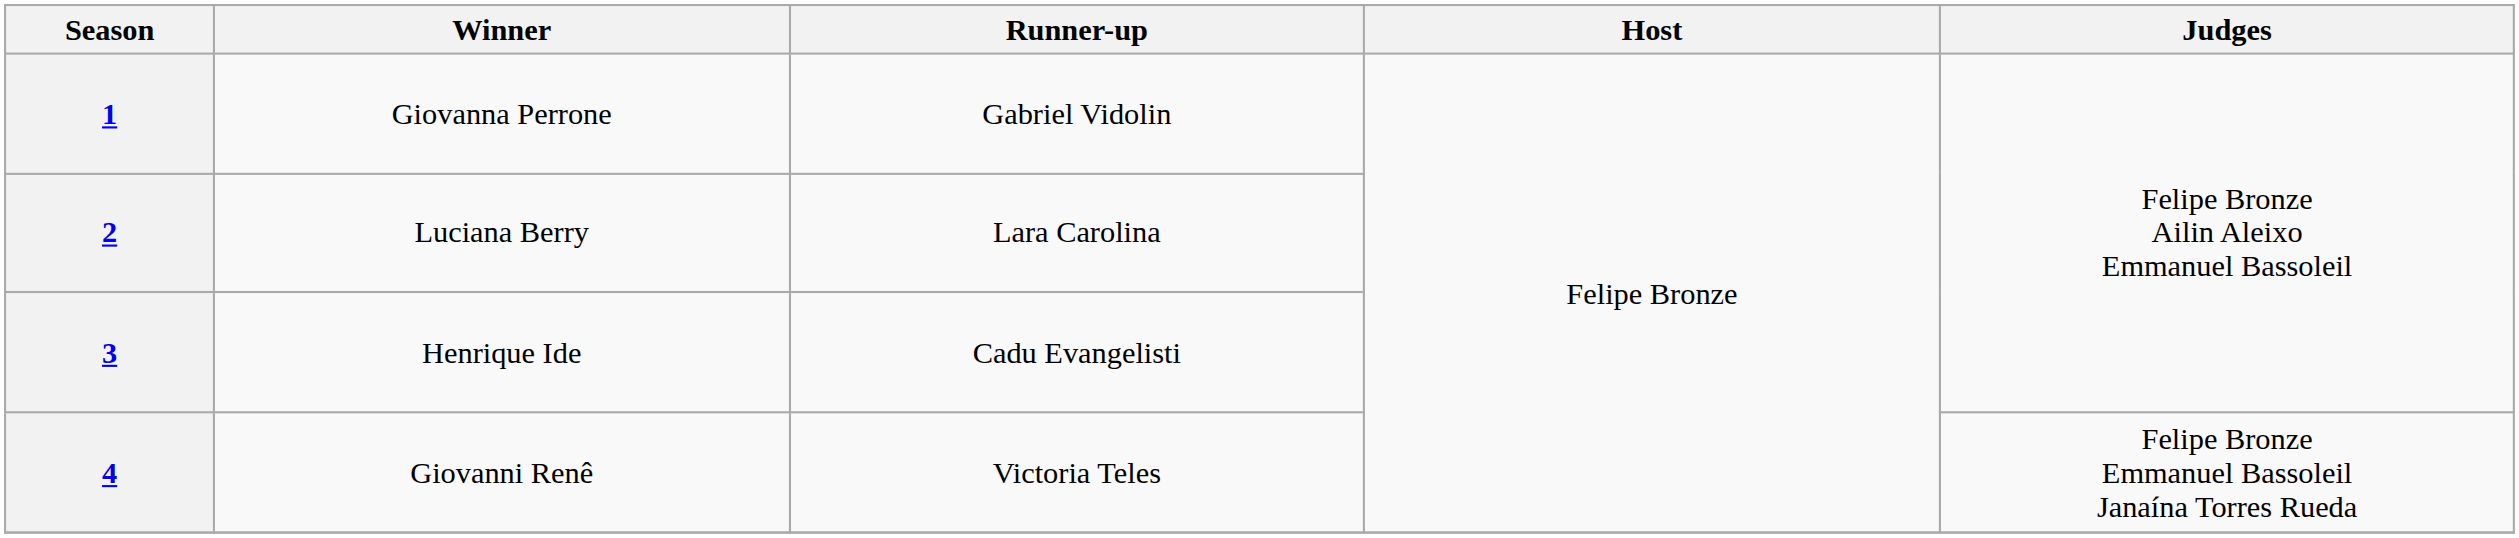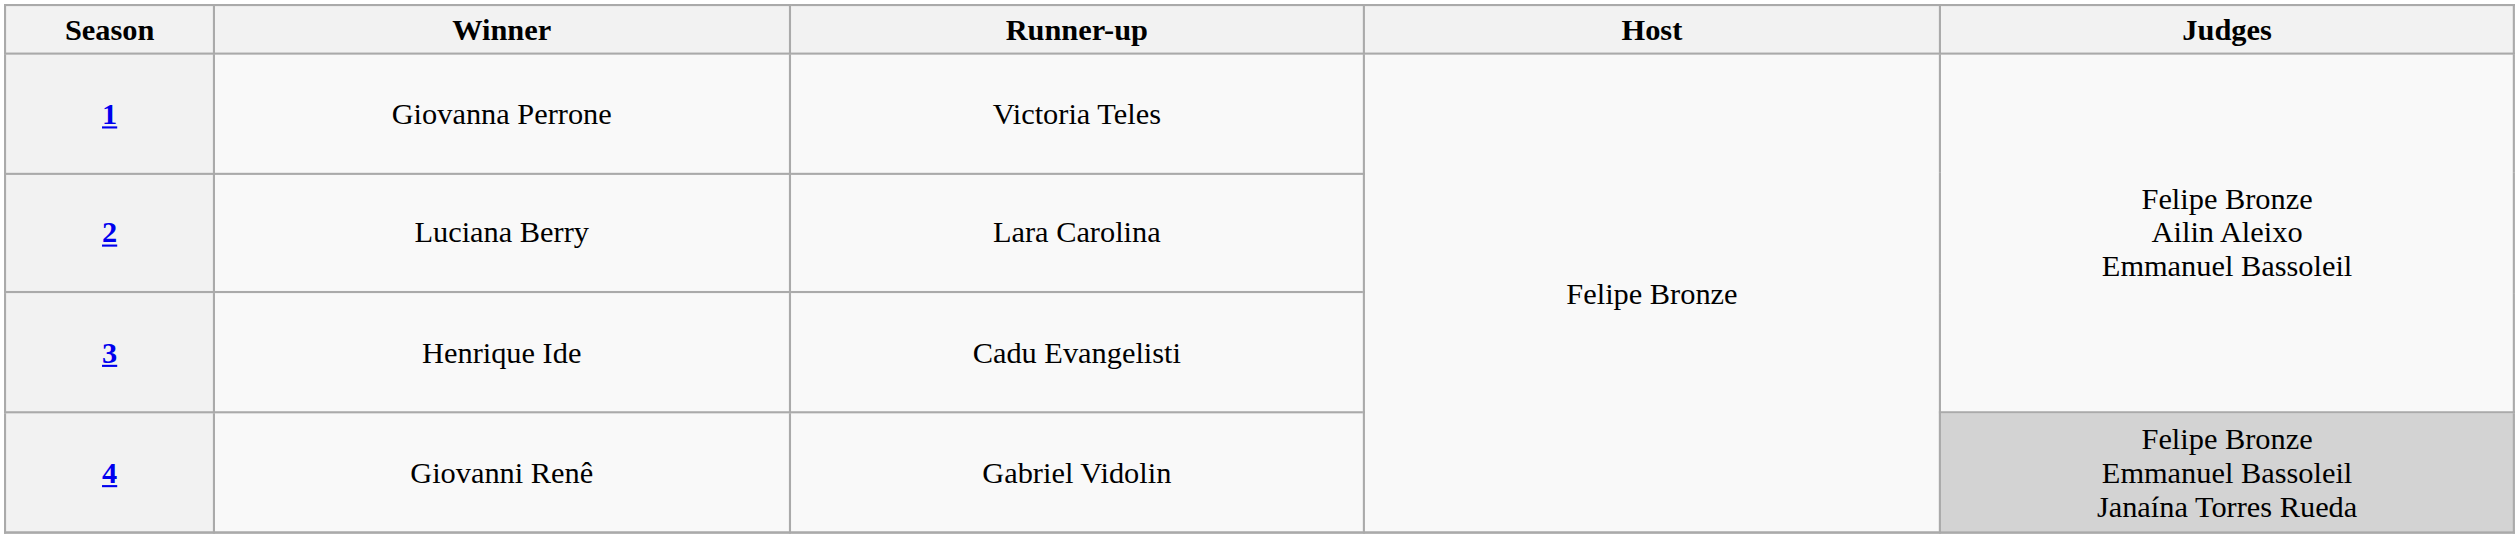(1077, 113) Gabriel Vidolin -> (1077, 113) Victoria Teles
(1077, 473) Victoria Teles -> (1077, 473) Gabriel Vidolin
(2227, 473) no background -> (2227, 473) lightgrey background
